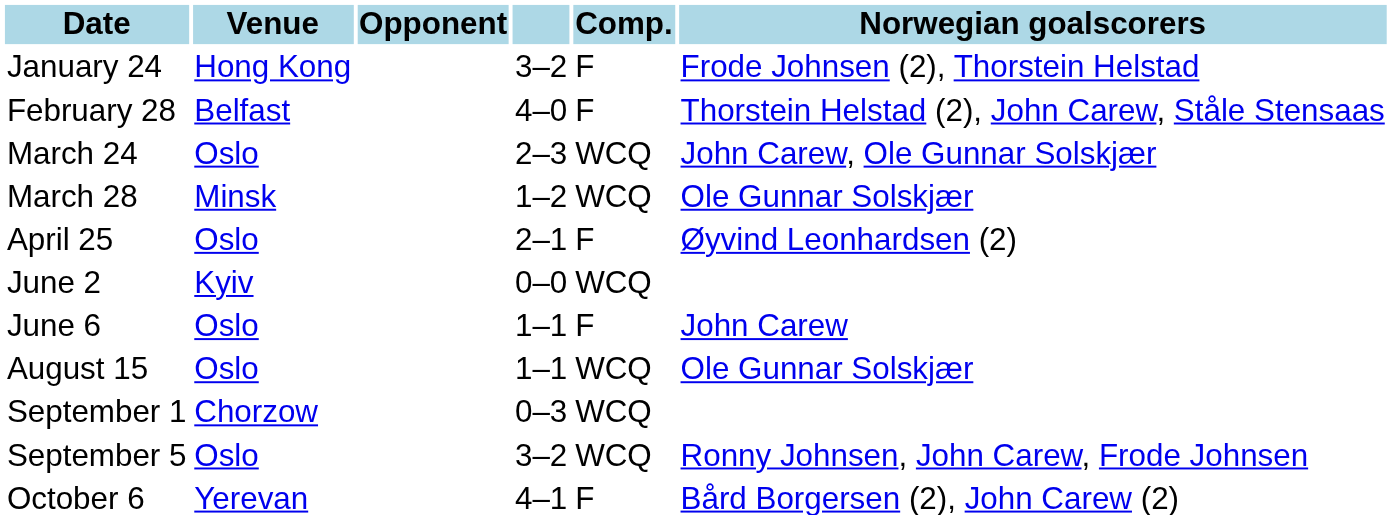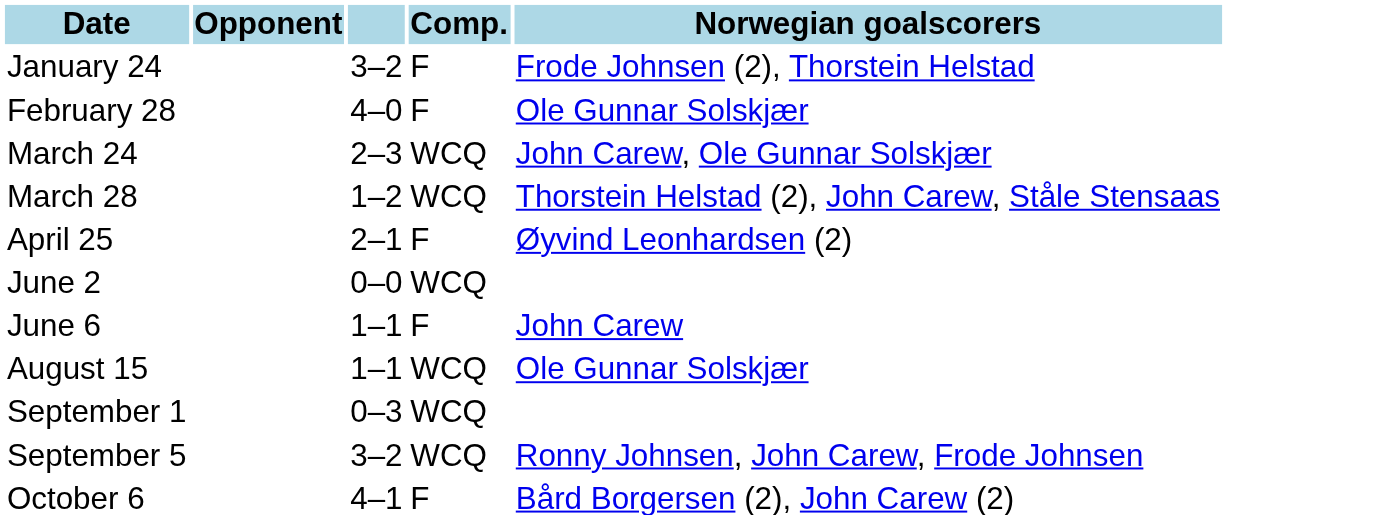- column: (273, 24)
(1033, 110) Thorstein Helstad (2), John Carew, Ståle Stensaas -> (662, 110) Ole Gunnar Solskjær
(827, 196) Ole Gunnar Solskjær -> (868, 196) Thorstein Helstad (2), John Carew, Ståle Stensaas
